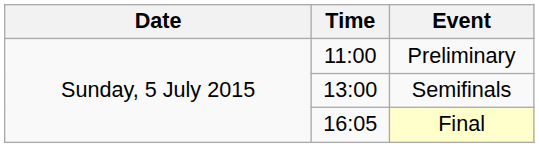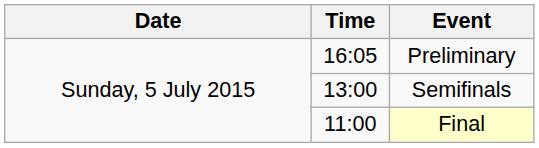(350, 55) 11:00 -> (350, 55) 16:05
(350, 124) 16:05 -> (350, 124) 11:00
